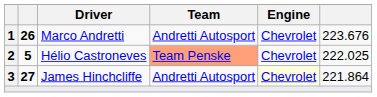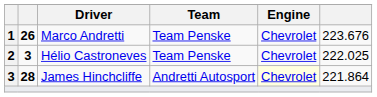(204, 35) Andretti Autosport -> (192, 35) Team Penske
(28, 56) 5 -> (28, 56) 3
(192, 56) lightsalmon background -> (192, 56) no background
(28, 76) 27 -> (28, 76) 28
